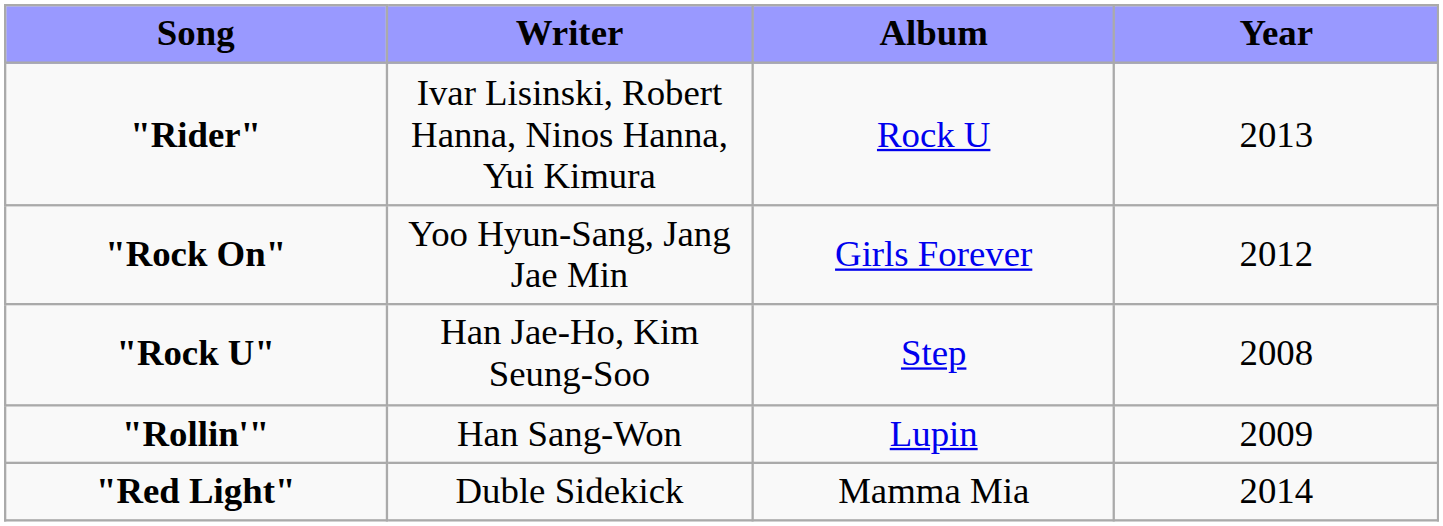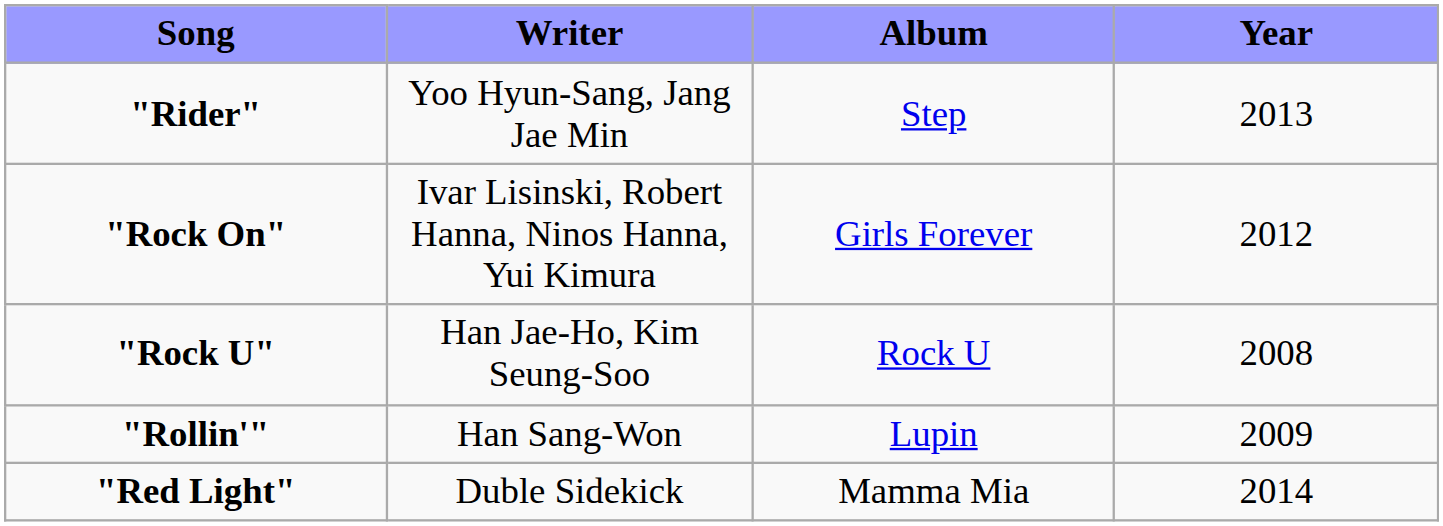(569, 133) Ivar Lisinski, Robert Hanna, Ninos Hanna, Yui Kimura -> (569, 112) Yoo Hyun-Sang, Jang Jae Min
(934, 133) Rock U -> (934, 112) Step
(569, 253) Yoo Hyun-Sang, Jang Jae Min -> (569, 233) Ivar Lisinski, Robert Hanna, Ninos Hanna, Yui Kimura
(934, 353) Step -> (934, 353) Rock U
